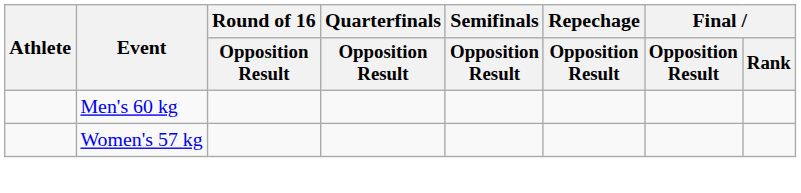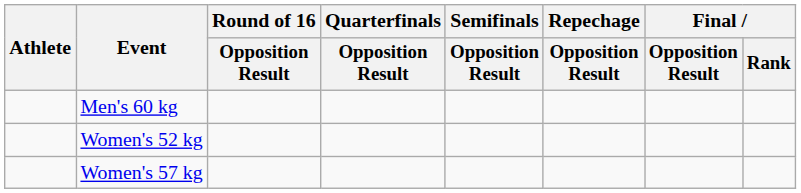+ row: (142, 139)
